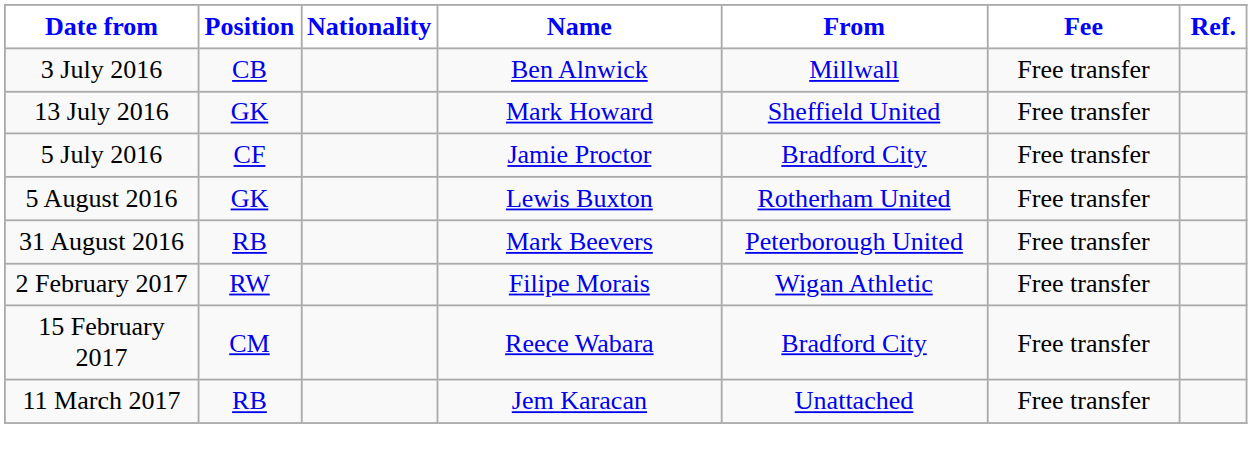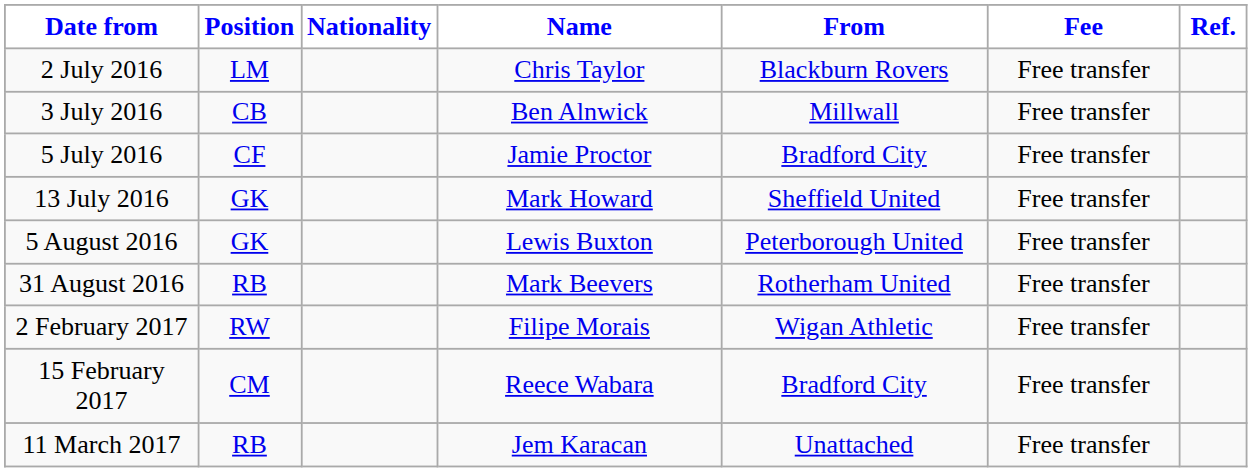+ row: (101, 69)
rows swapped: (101, 155) <-> (101, 112)
(854, 198) Rotherham United -> (854, 241) Peterborough United
(854, 241) Peterborough United -> (854, 284) Rotherham United
